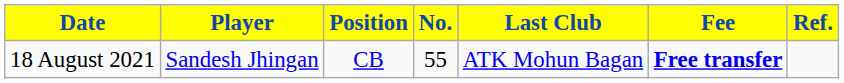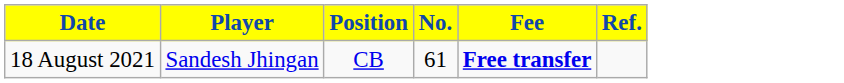- column: (553, 22)
(435, 58) 55 -> (435, 58) 61
